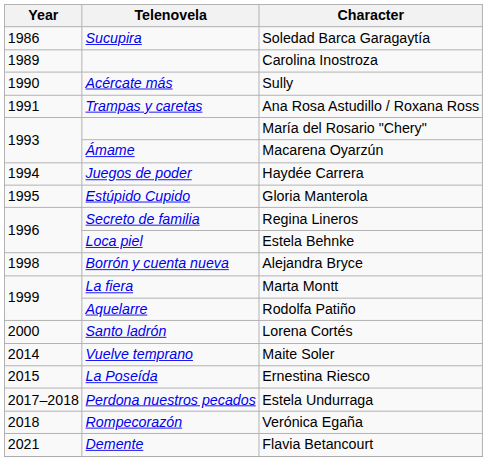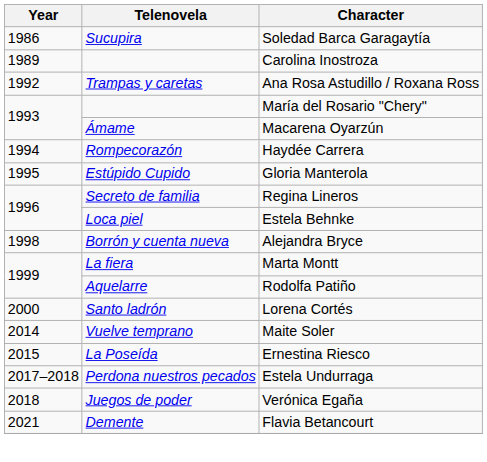- row: (278, 83)
(24, 106) 1991 -> (24, 83) 1992
(139, 173) Juegos de poder -> (134, 151) Rompecorazón
(134, 422) Rompecorazón -> (139, 399) Juegos de poder
